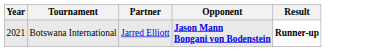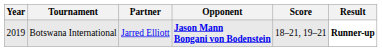+ column: (301, 12)
(16, 33) 2021 -> (16, 33) 2019
